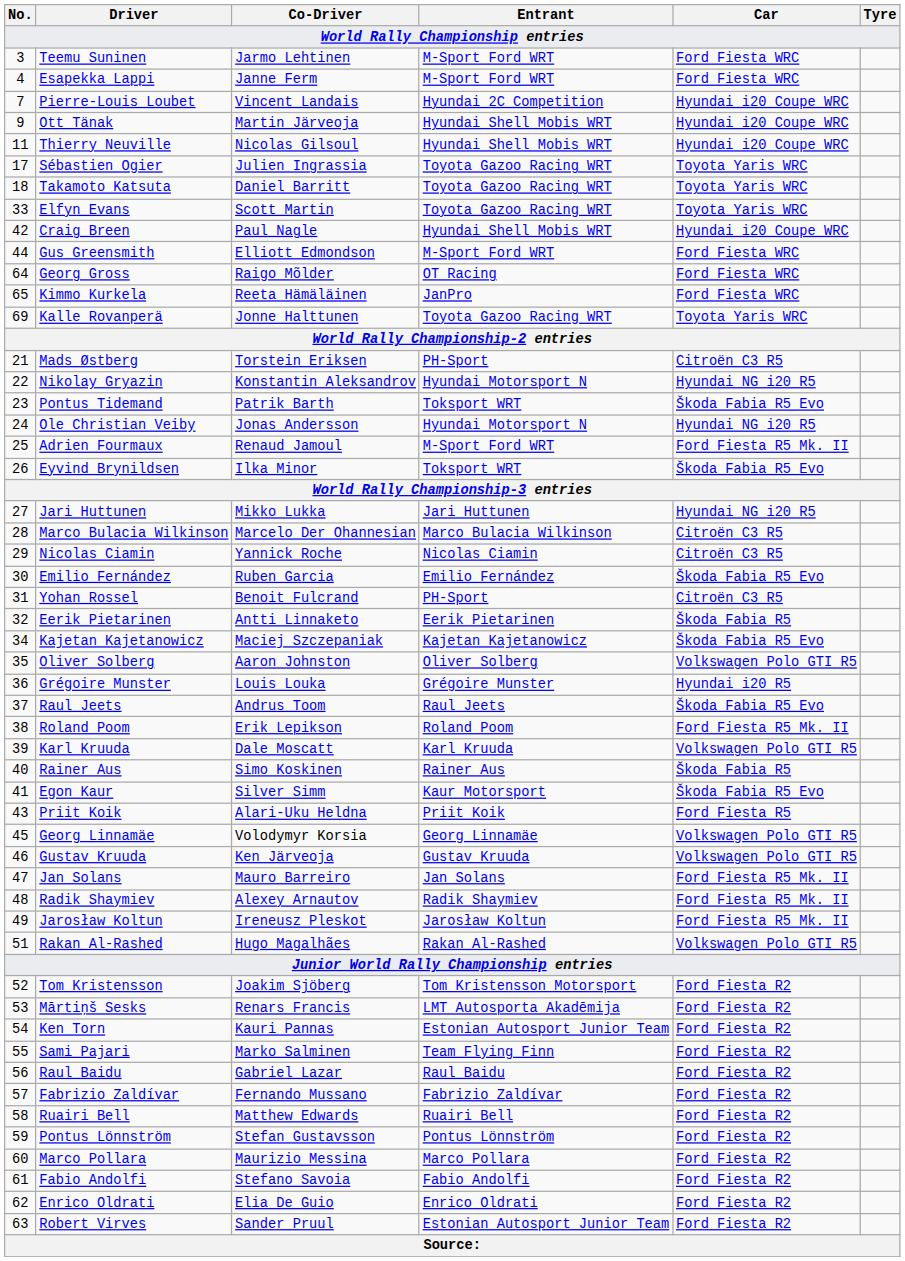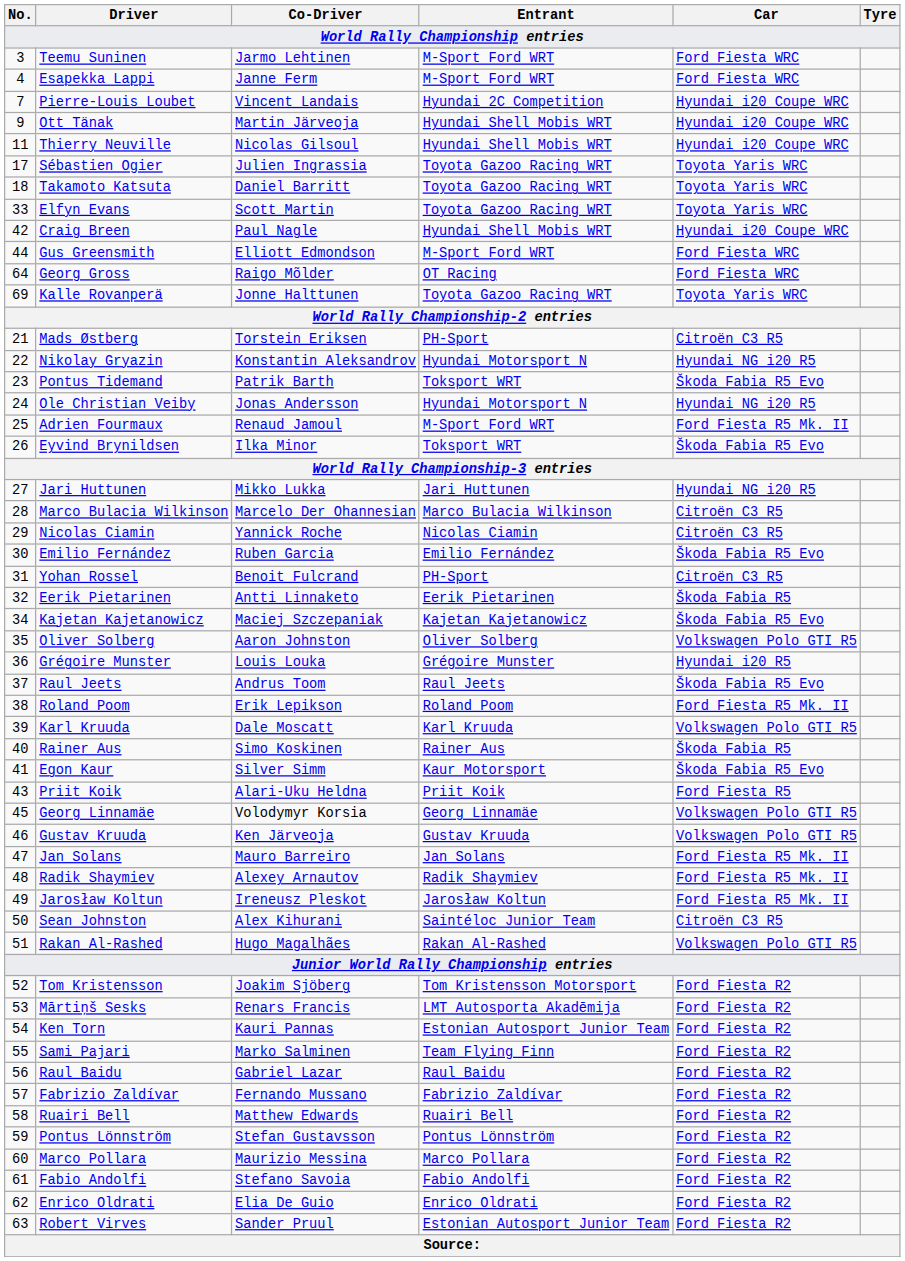- row: (93, 296)
+ row: (93, 922)
